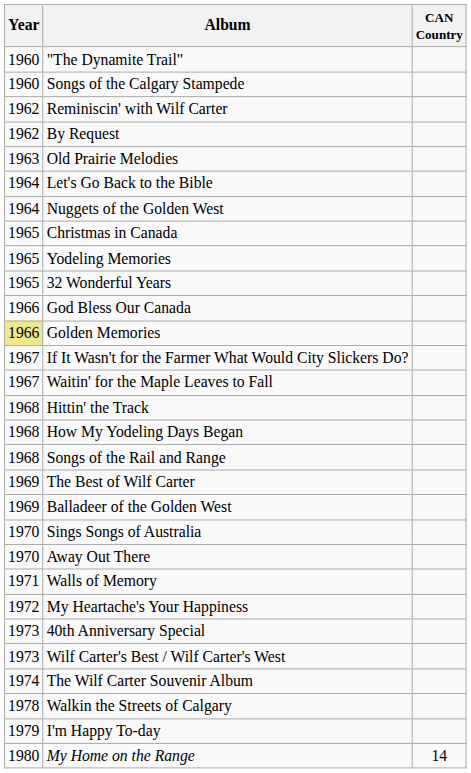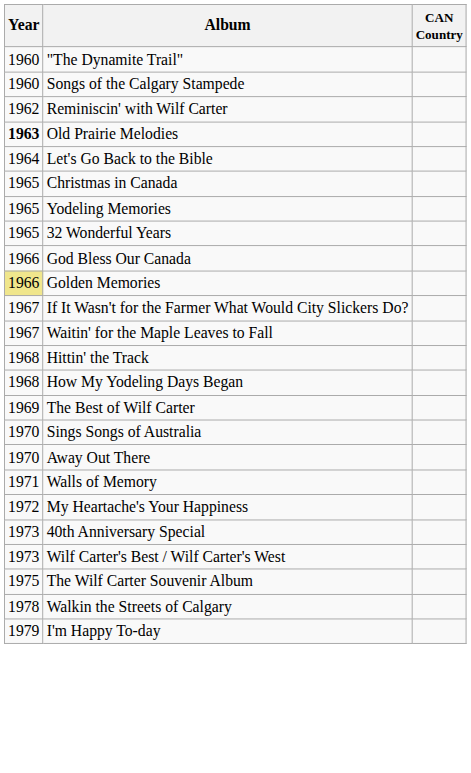- row: (83, 134)
(24, 158) normal -> (24, 134) bold
- row: (135, 208)
- row: (136, 457)
- row: (139, 507)
(24, 681) 1974 -> (24, 581) 1975
- row: (121, 755)
